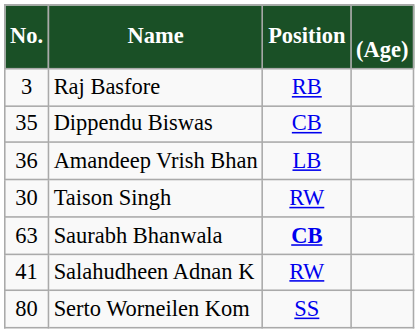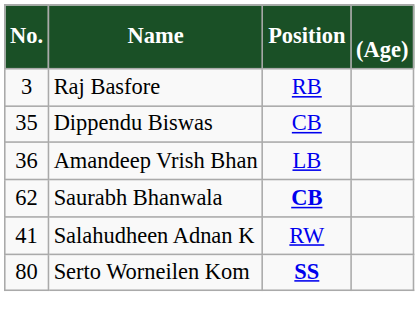- row: (112, 198)
(27, 235) 63 -> (27, 198) 62
(307, 309) normal -> (307, 272) bold
